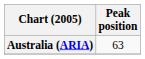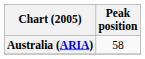(118, 44) 63 -> (118, 44) 58
